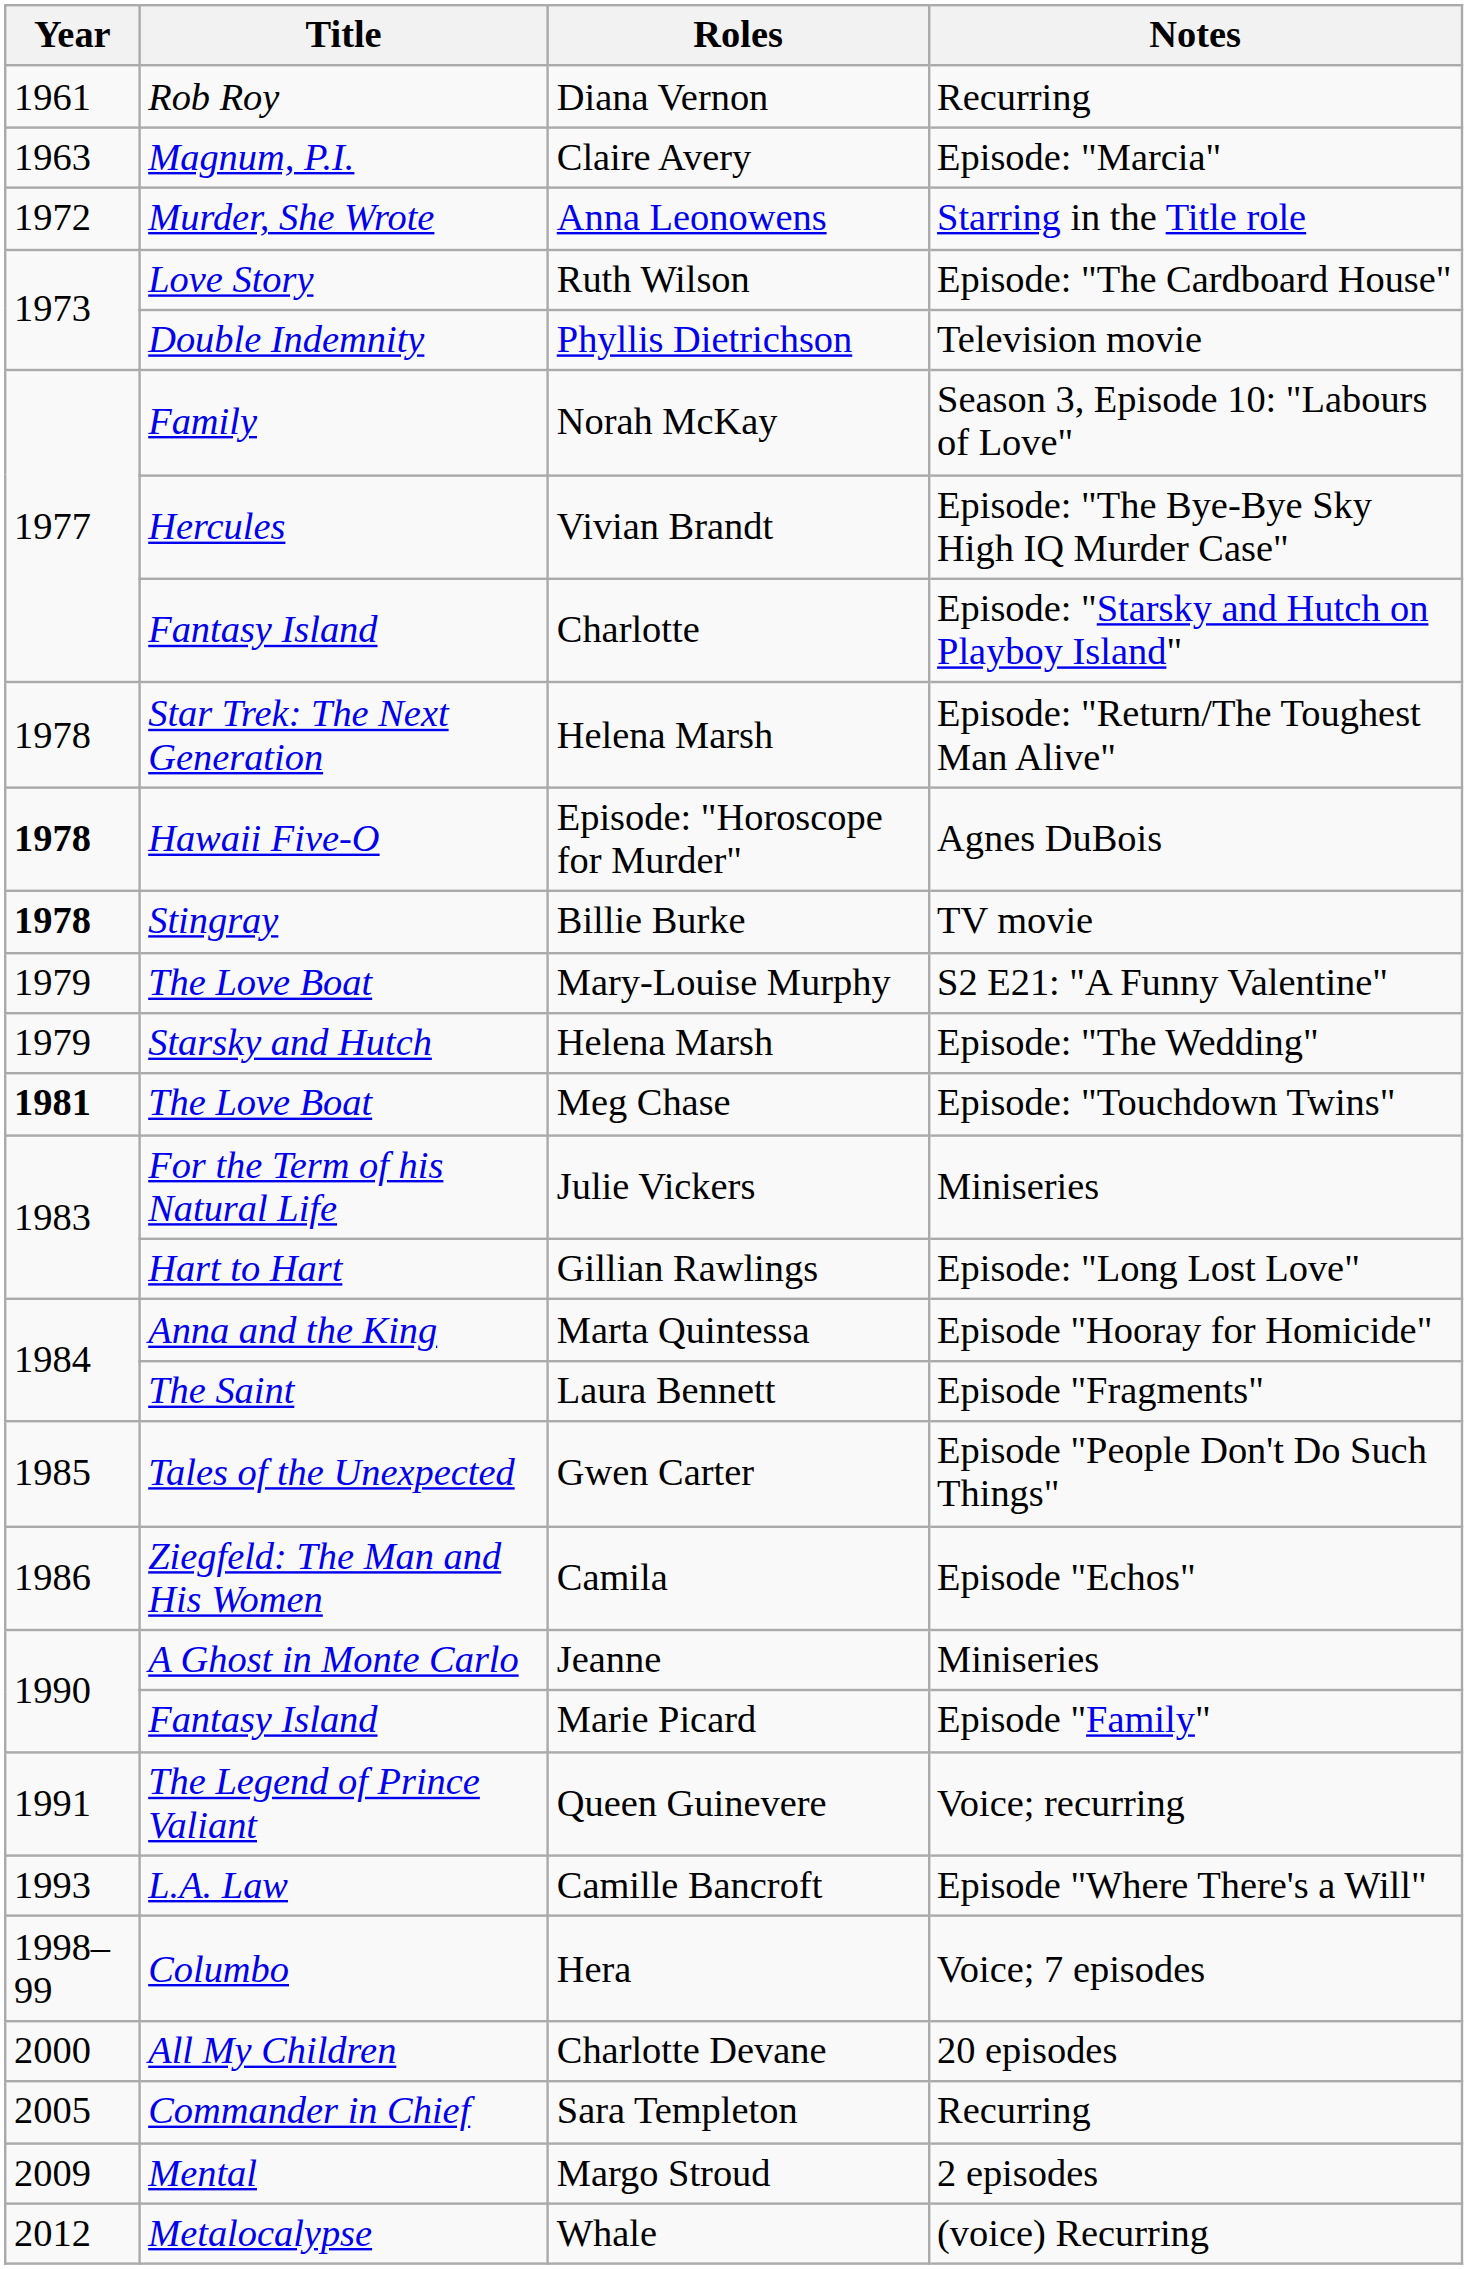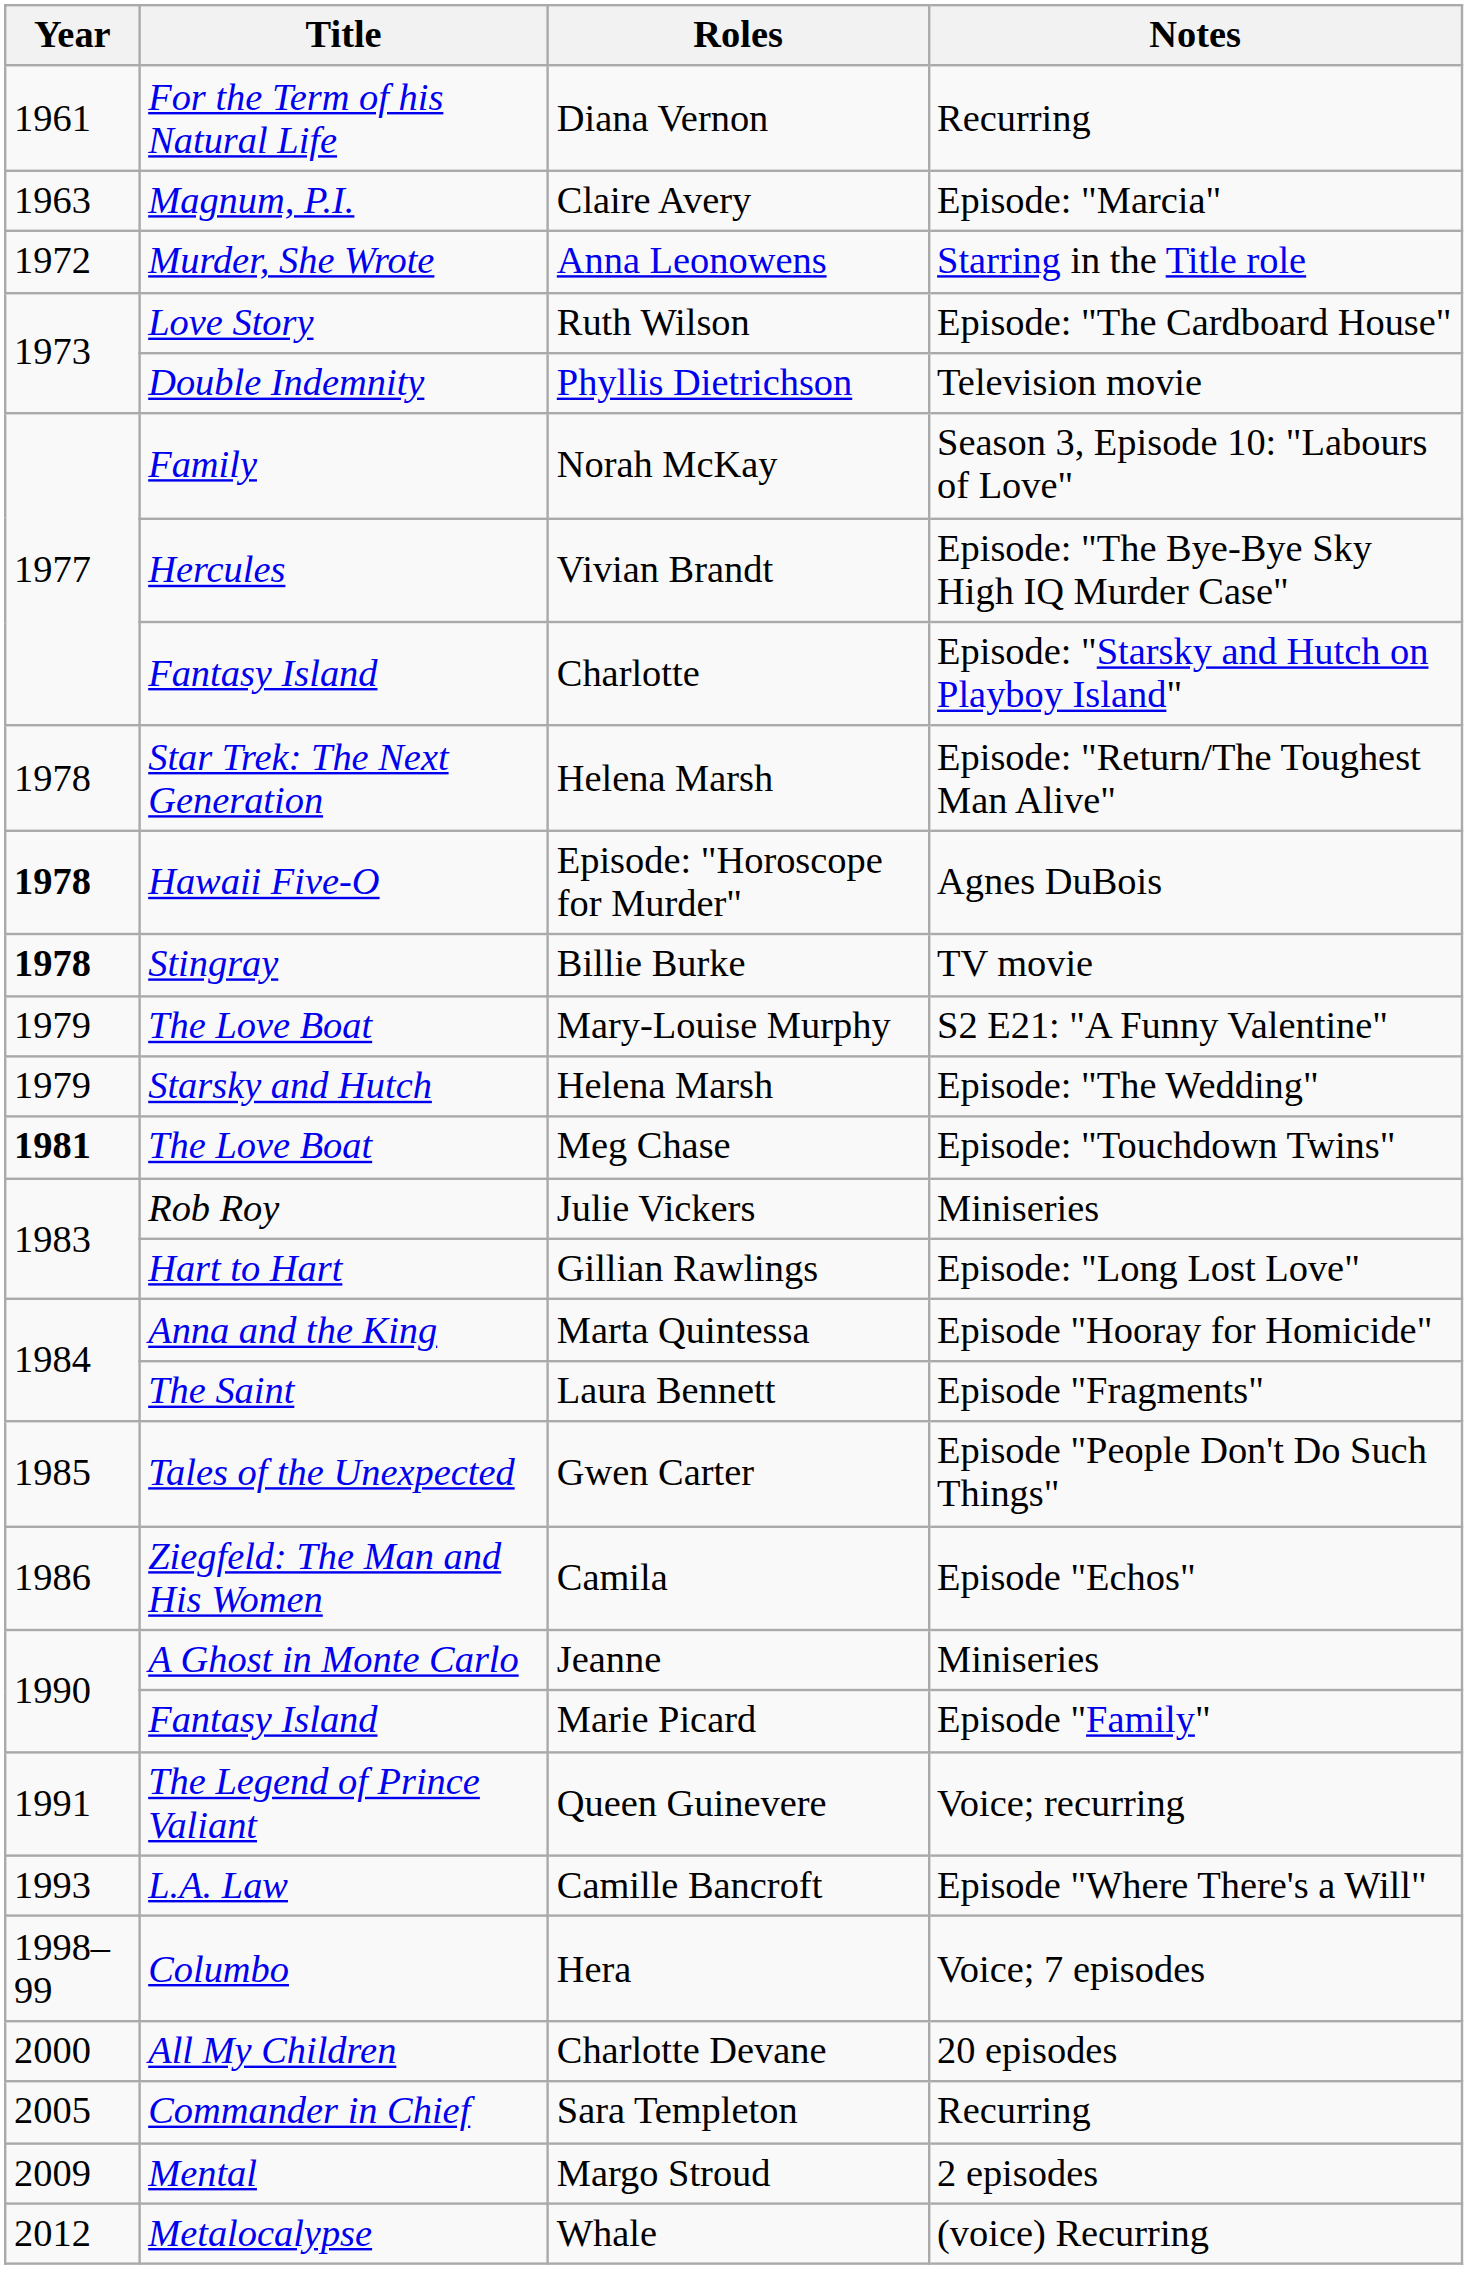(214, 95) Rob Roy -> (296, 117) For the Term of his Natural Life
(296, 1186) For the Term of his Natural Life -> (214, 1207) Rob Roy
